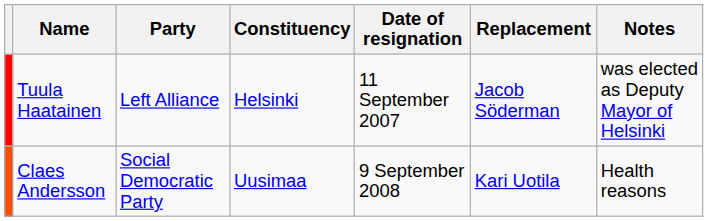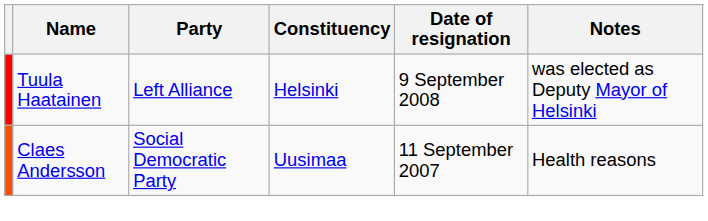- column: (534, 29)
(404, 100) 11 September 2007 -> (452, 89) 9 September 2008
(412, 180) 9 September 2008 -> (456, 160) 11 September 2007
